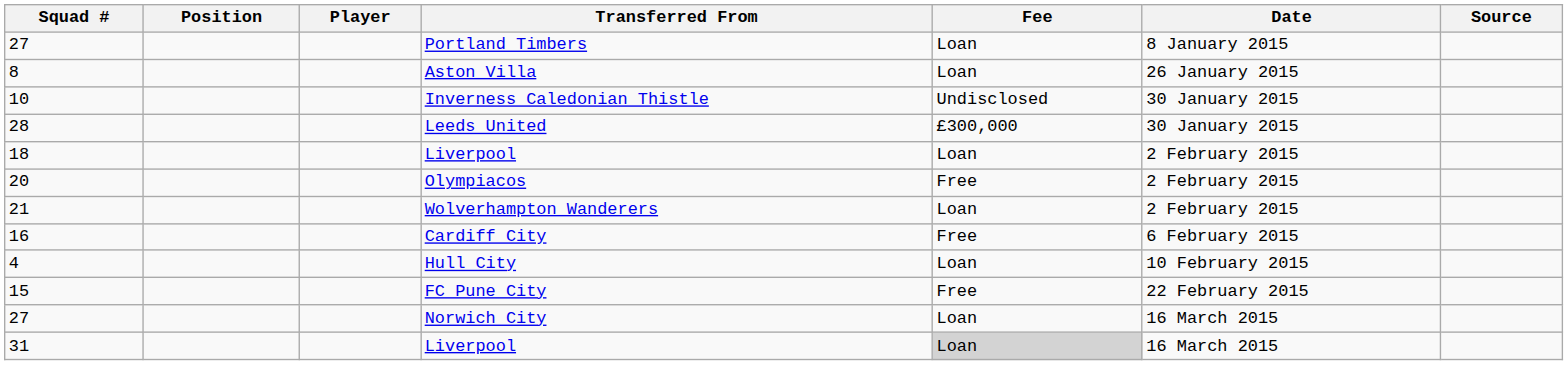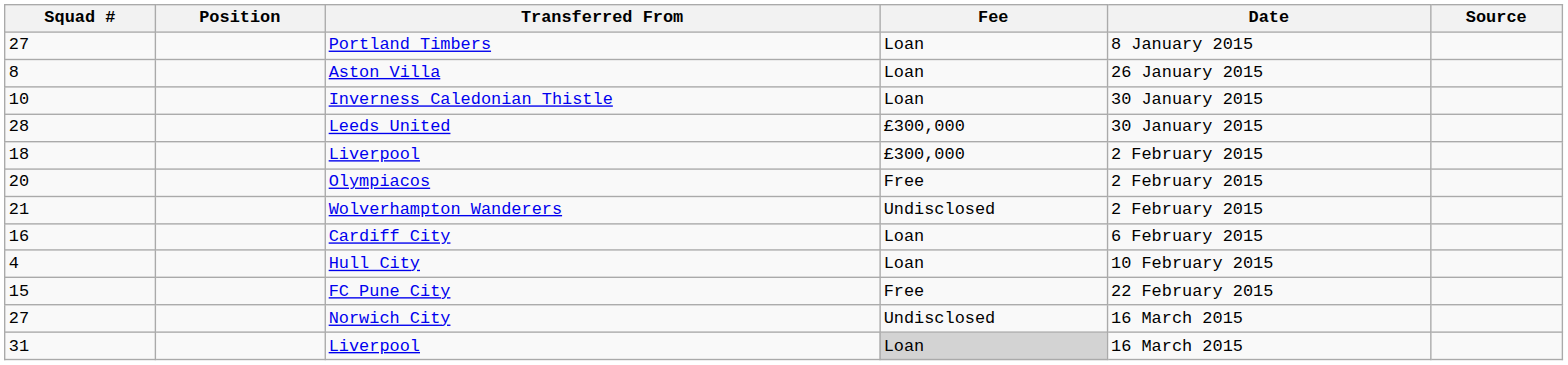- column: (360, 19)
(992, 101) Undisclosed -> (904, 101) Loan
(957, 155) Loan -> (924, 155) £300,000
(957, 210) Loan -> (939, 210) Undisclosed
(957, 237) Free -> (904, 237) Loan
(957, 319) Loan -> (939, 319) Undisclosed
